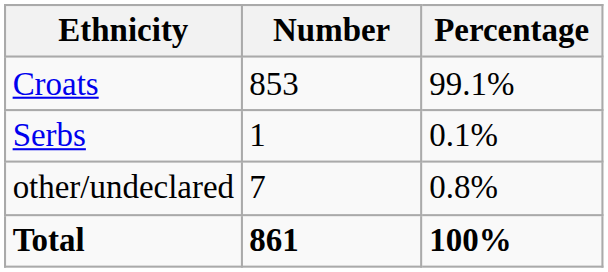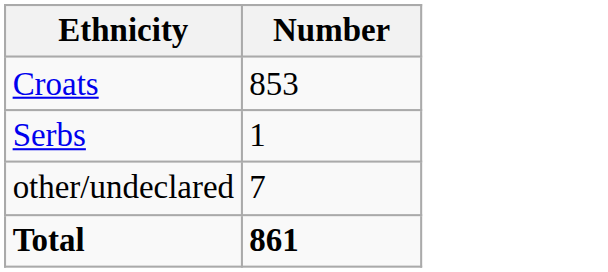- column: (512, 30)
